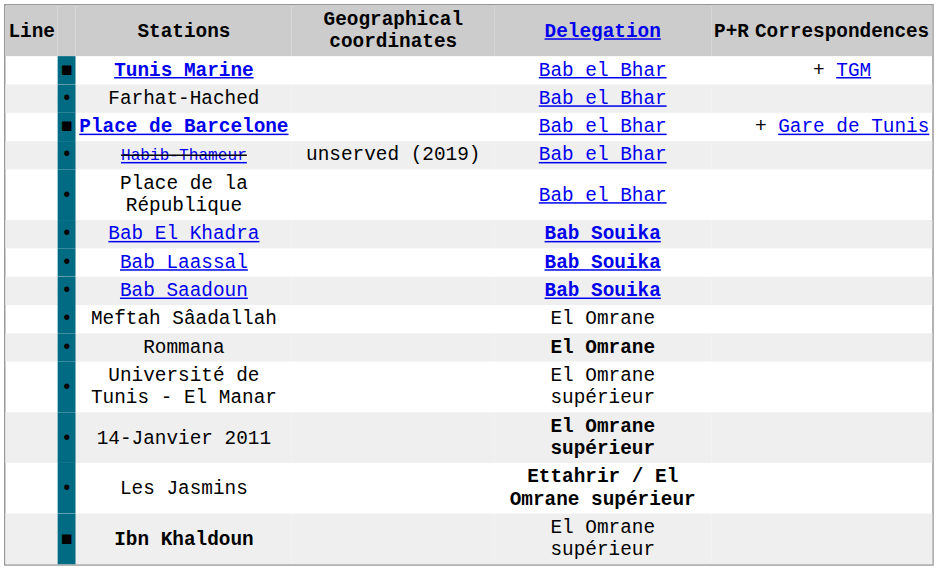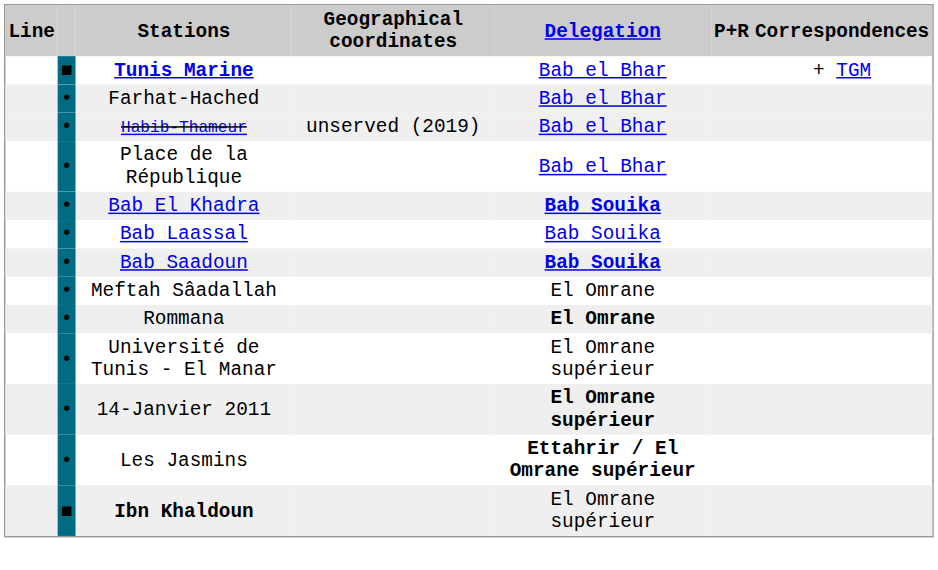- row: (184, 127)
(603, 263) bold -> (603, 234) normal
